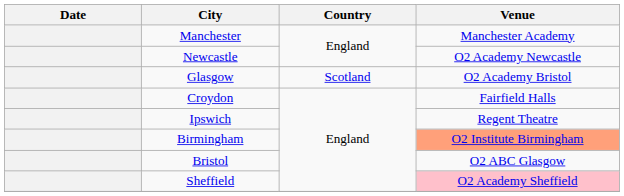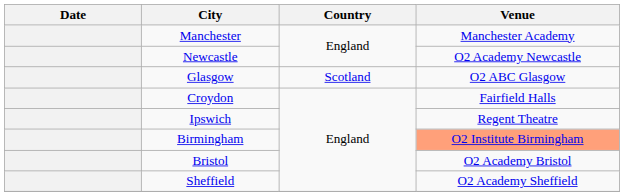(518, 77) O2 Academy Bristol -> (518, 77) O2 ABC Glasgow
(518, 160) O2 ABC Glasgow -> (518, 160) O2 Academy Bristol
(518, 181) pink background -> (518, 181) no background
